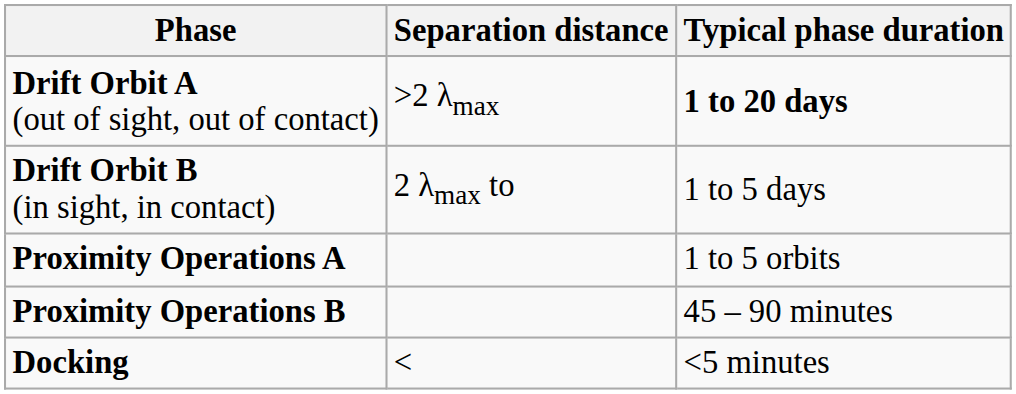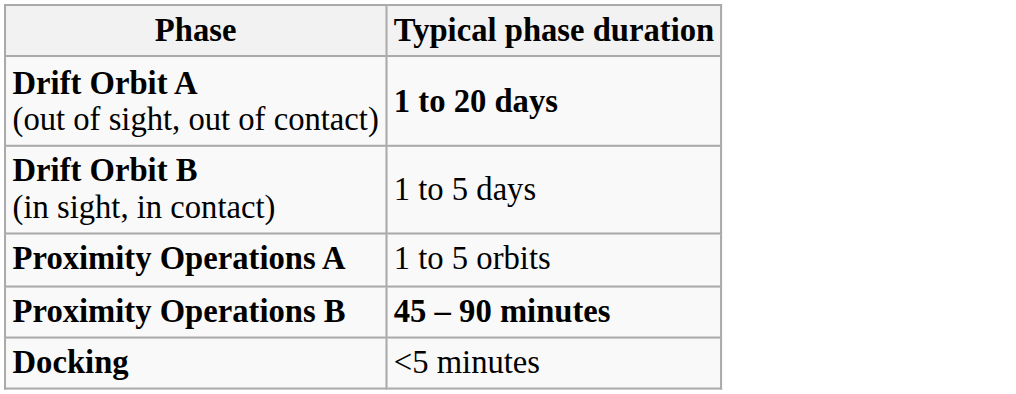- column: (531, 30)
(788, 310) normal -> (502, 310) bold
